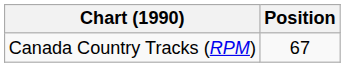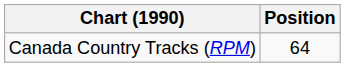(300, 47) 67 -> (300, 47) 64
